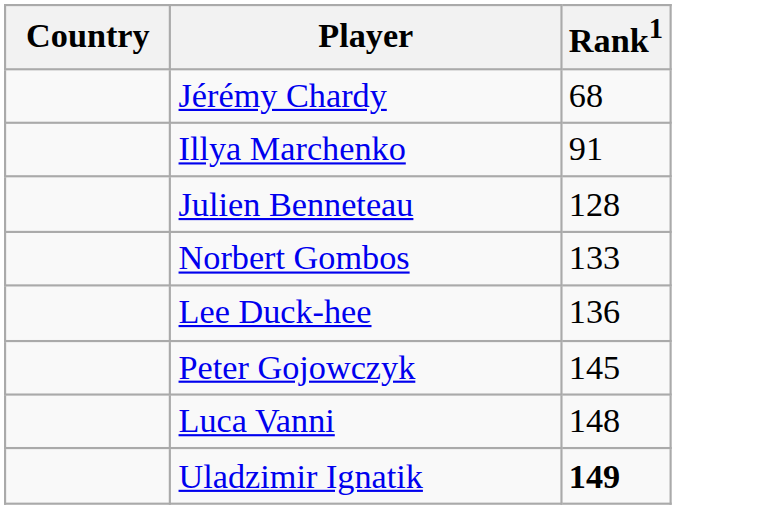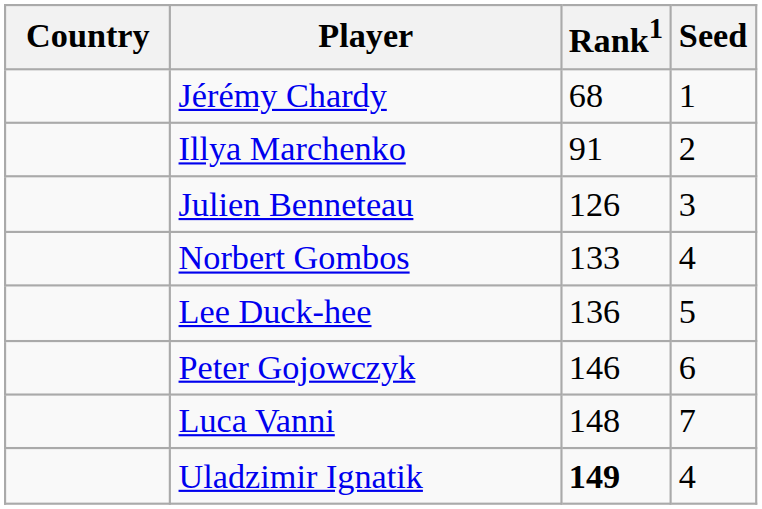+ column: (713, 36)
(595, 203) 128 -> (595, 203) 126
(595, 366) 145 -> (595, 366) 146
